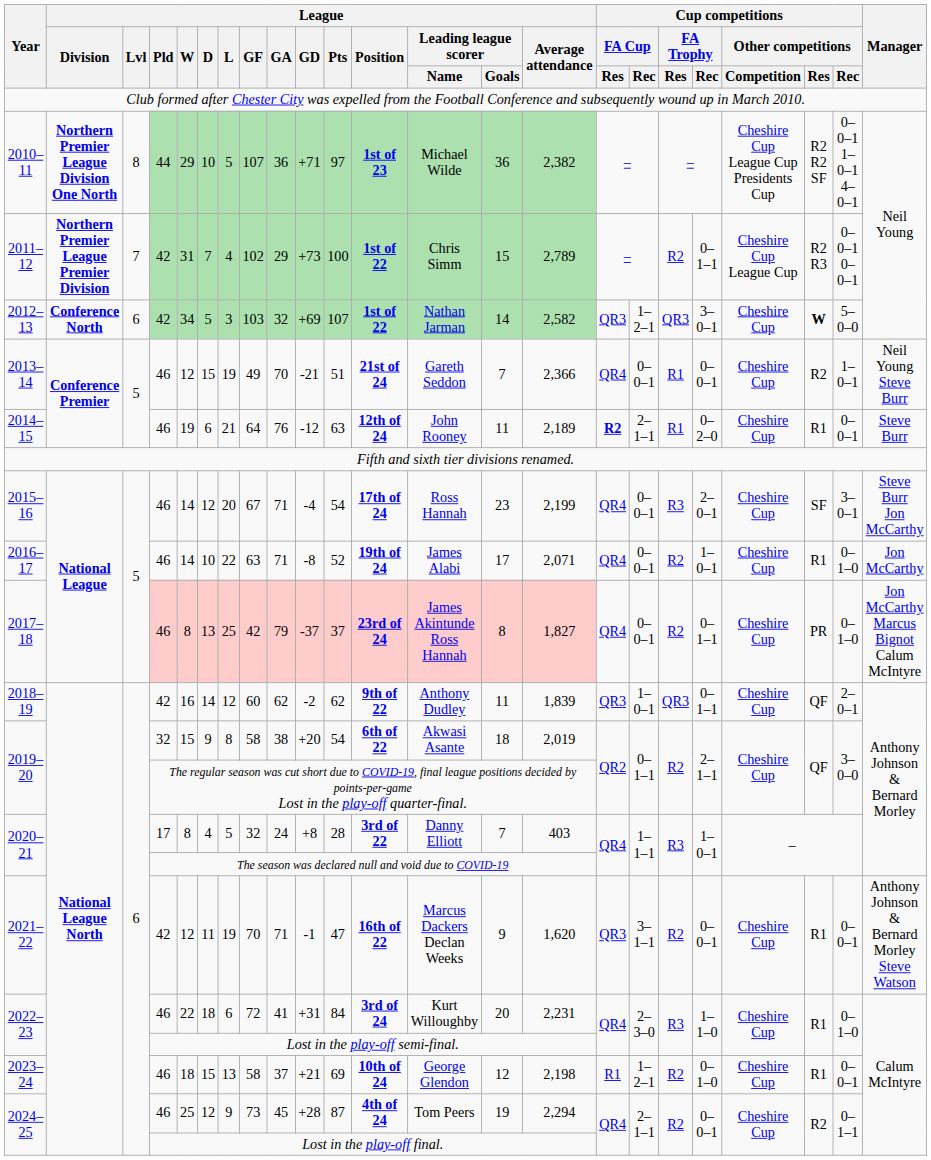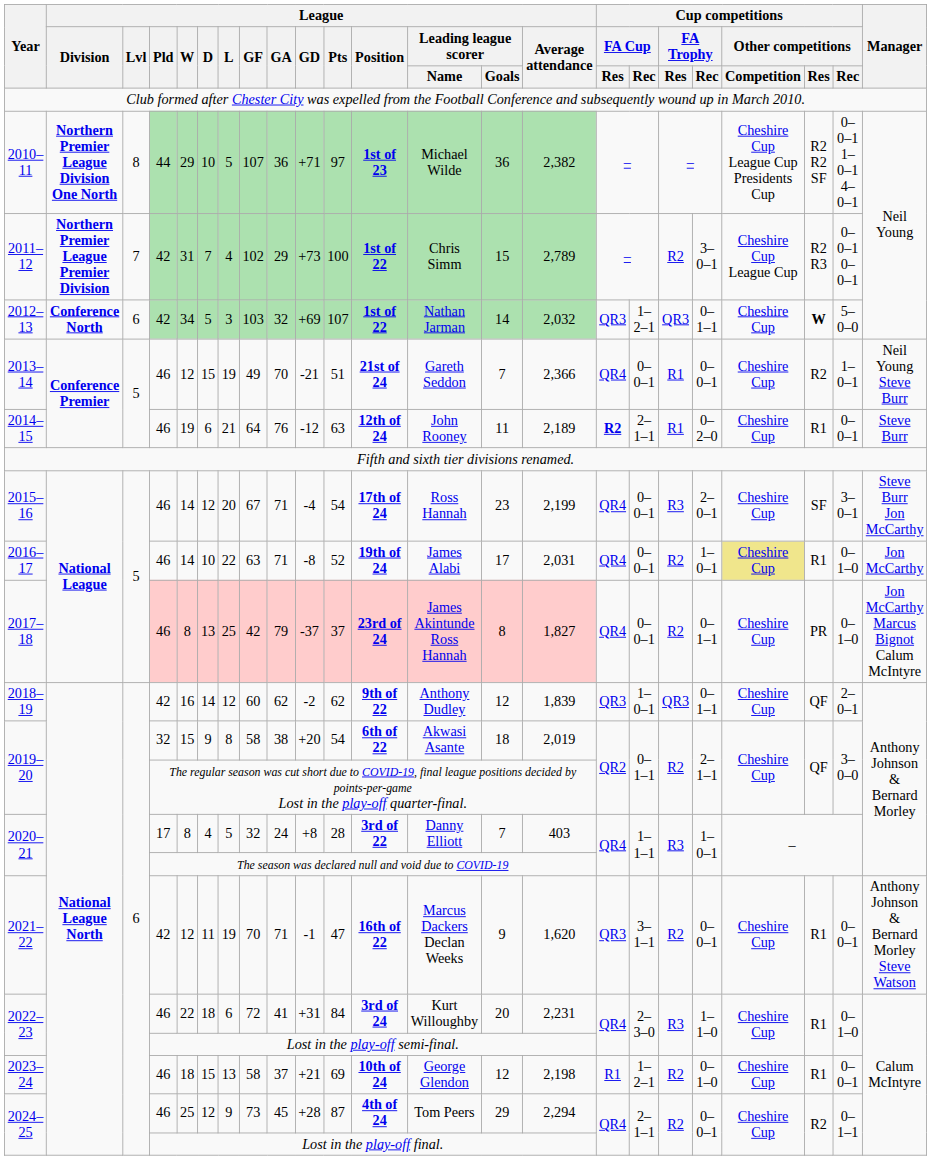(707, 256) 0–1–1 -> (707, 256) 3–0–1
(559, 319) 2,582 -> (559, 319) 2,032
(707, 319) 3–0–1 -> (707, 319) 0–1–1
(559, 560) 2,071 -> (559, 560) 2,031
(763, 560) no background -> (763, 560) khaki background
(502, 701) 11 -> (502, 701) 12
(502, 1113) 19 -> (502, 1113) 29
